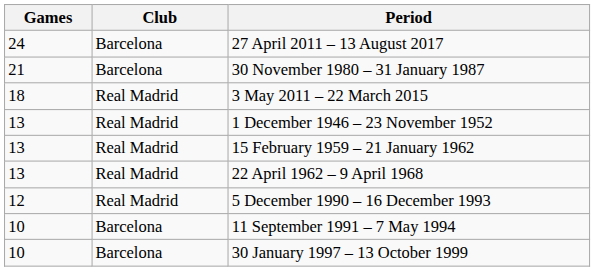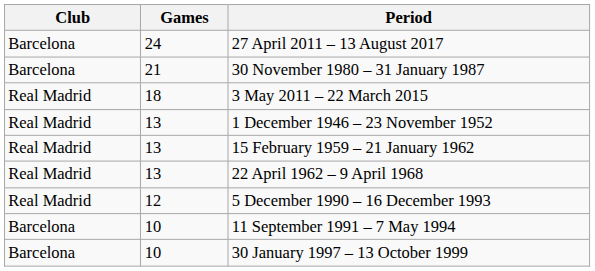columns swapped: (48, 17) <-> (160, 17)
